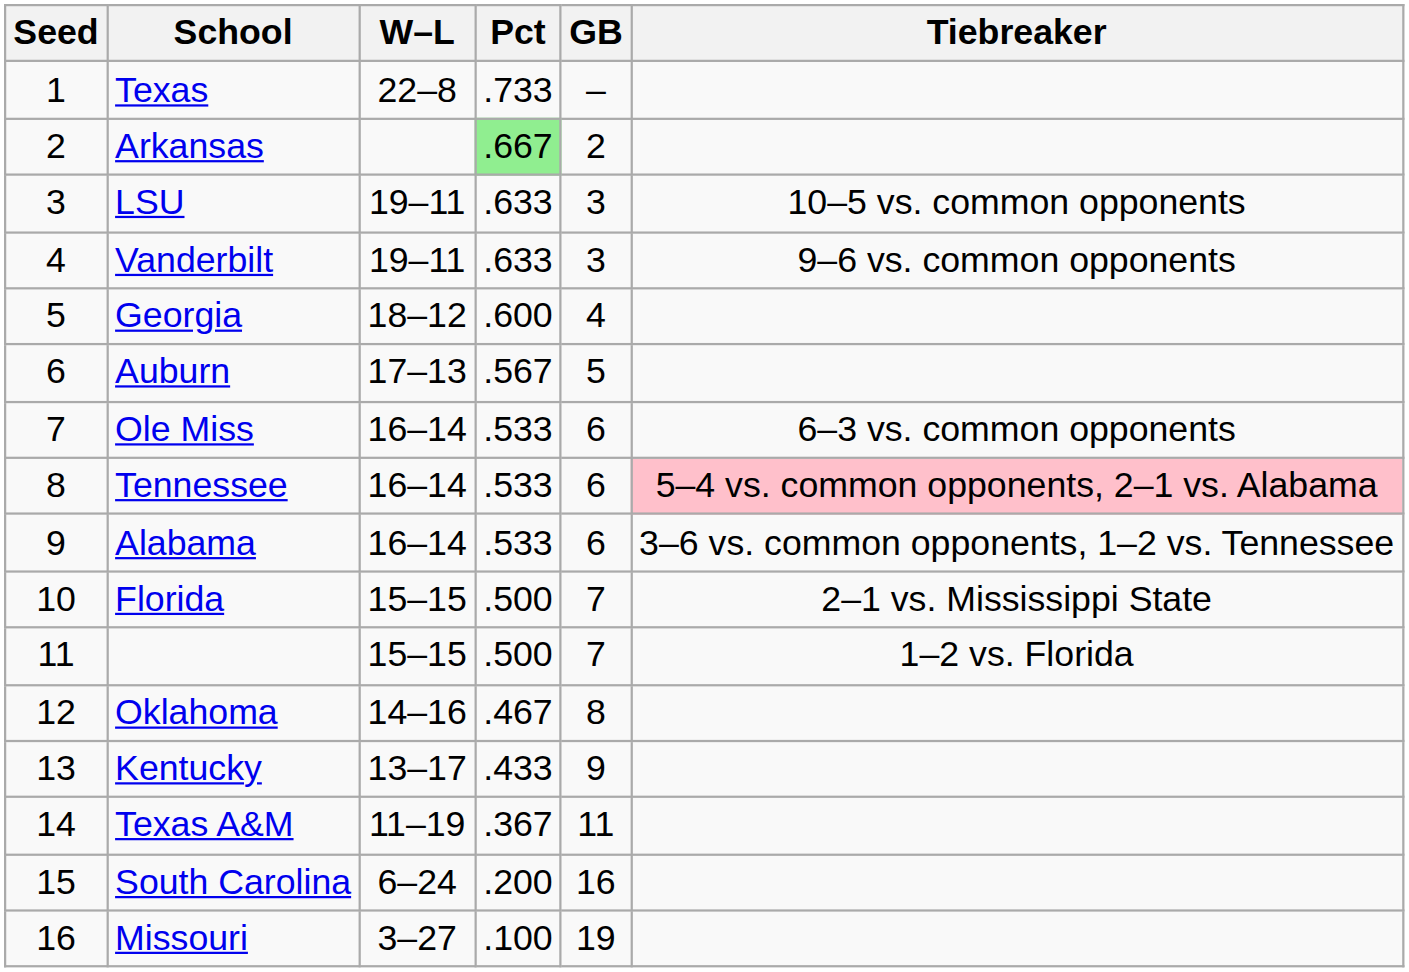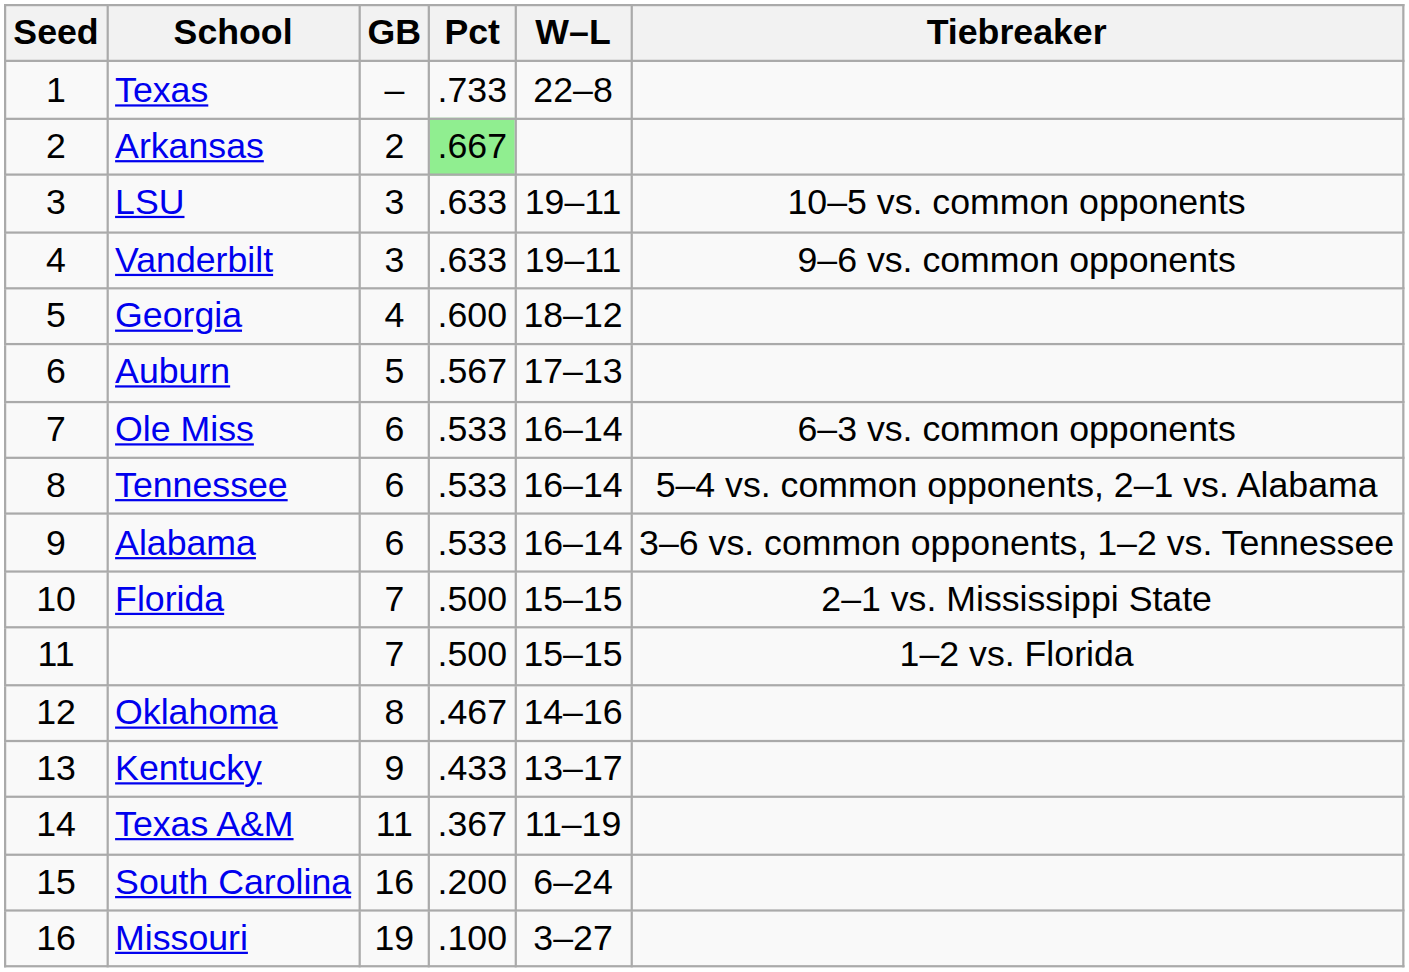columns swapped: (417, 32) <-> (596, 32)
(1017, 485) pink background -> (1017, 485) no background
